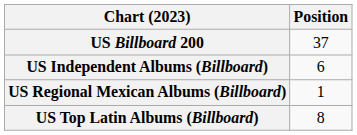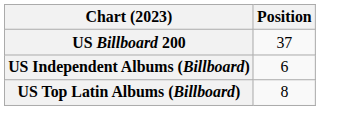- row: (147, 92)
